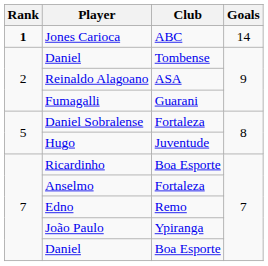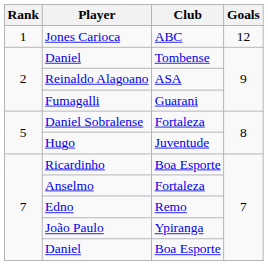(23, 36) bold -> (23, 36) normal
(243, 36) 14 -> (243, 36) 12
